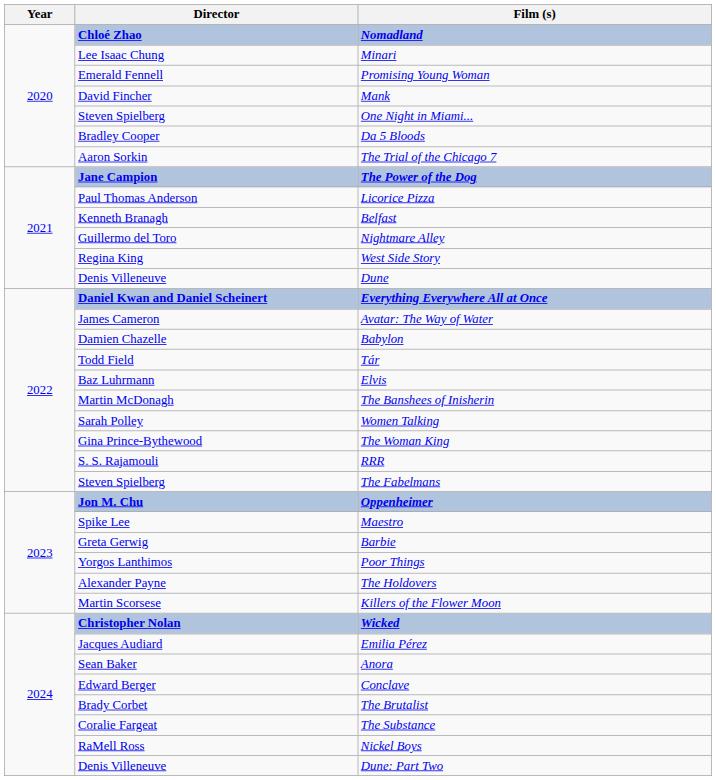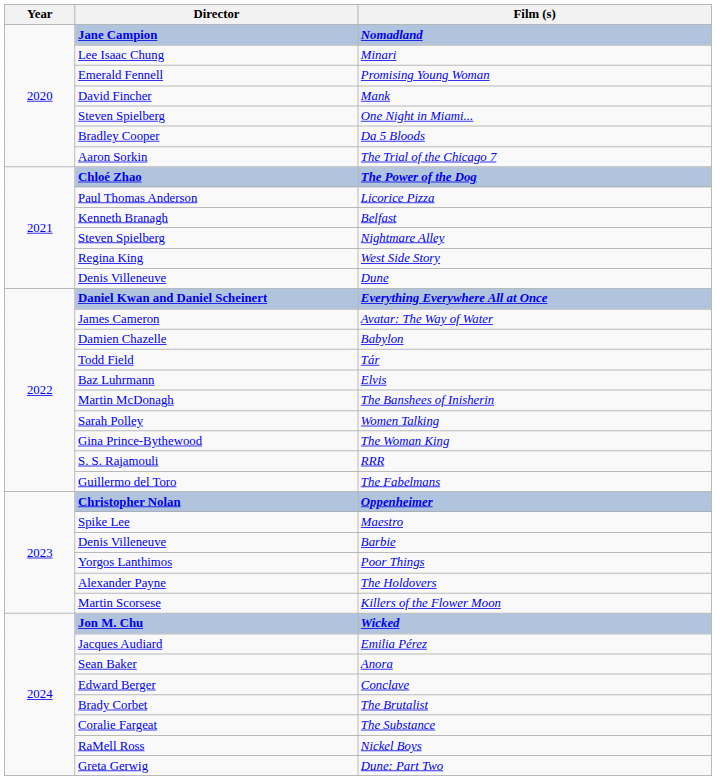(110, 34) Chloé Zhao -> (118, 34) Jane Campion
(118, 177) Jane Campion -> (110, 177) Chloé Zhao
(127, 237) Guillermo del Toro -> (121, 237) Steven Spielberg
(121, 481) Steven Spielberg -> (127, 481) Guillermo del Toro
(111, 501) Jon M. Chu -> (129, 501) Christopher Nolan
(113, 542) Greta Gerwig -> (122, 542) Denis Villeneuve
(129, 623) Christopher Nolan -> (111, 623) Jon M. Chu
(122, 765) Denis Villeneuve -> (113, 765) Greta Gerwig
